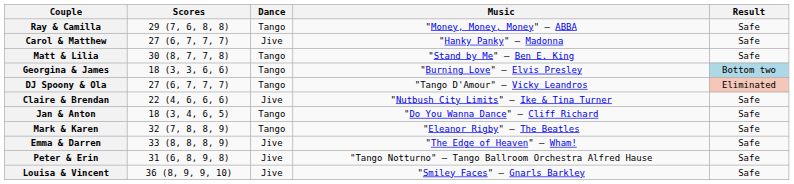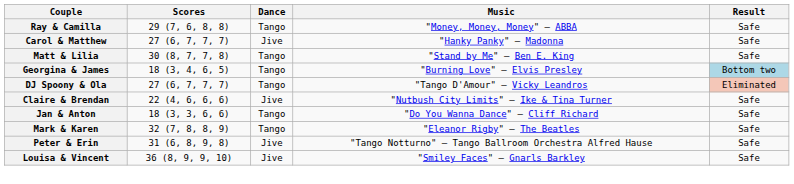(189, 70) 18 (3, 3, 6, 6) -> (189, 70) 18 (3, 4, 6, 5)
(189, 114) 18 (3, 4, 6, 5) -> (189, 114) 18 (3, 3, 6, 6)
- row: (66, 143)
